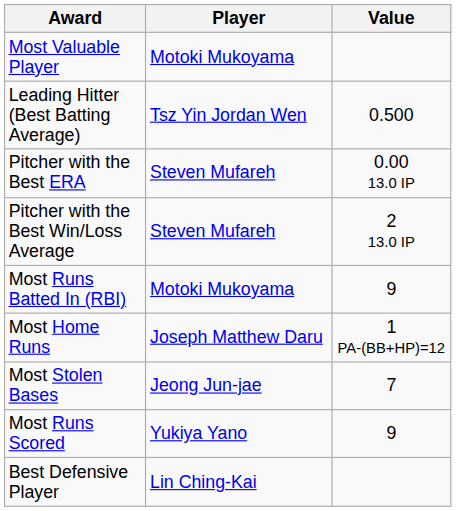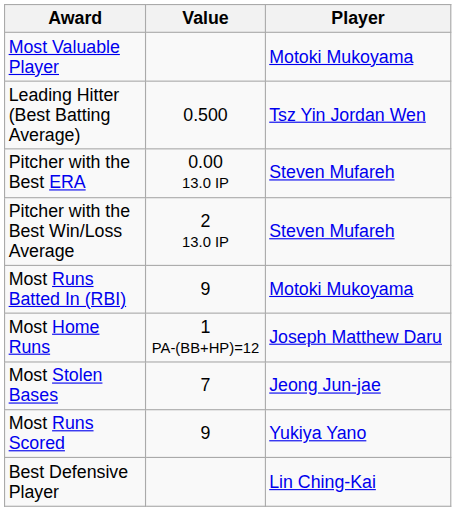columns swapped: (239, 18) <-> (391, 18)
